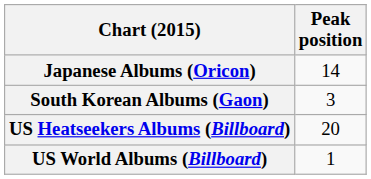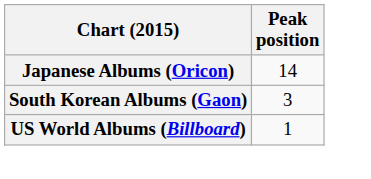- row: (150, 129)
